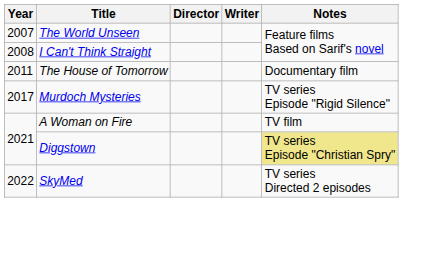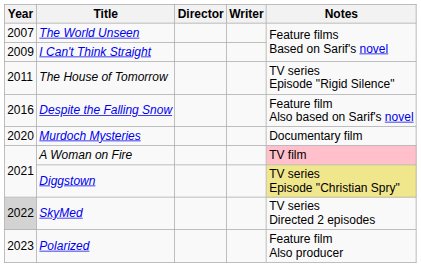(20, 52) 2008 -> (20, 52) 2009
(311, 71) Documentary film -> (332, 77) TV series Episode "Rigid Silence"
+ row: (106, 110)
(20, 96) 2017 -> (20, 136) 2020
(327, 96) TV series Episode "Rigid Silence" -> (316, 136) Documentary film
(283, 122) no background -> (288, 155) pink background
(20, 180) no background -> (20, 213) lightgrey background
+ row: (64, 246)
